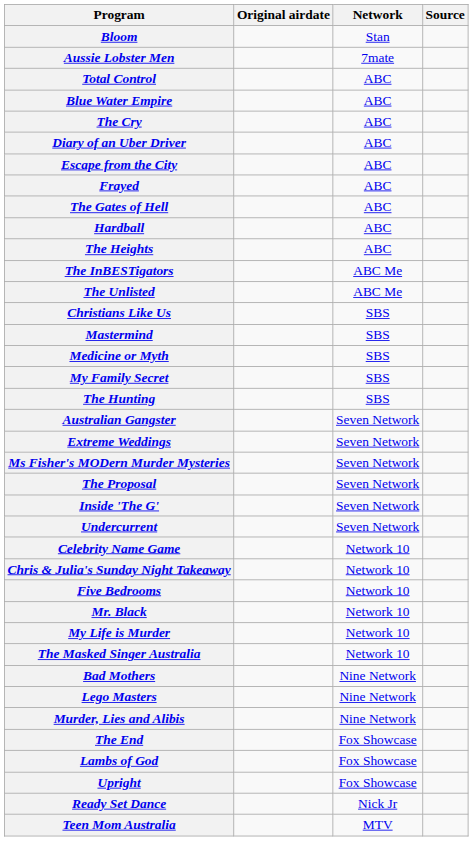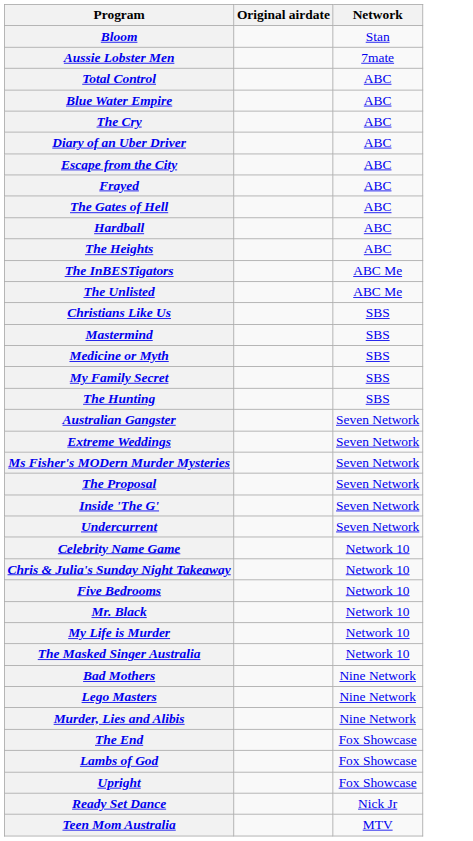- column: (445, 15)
